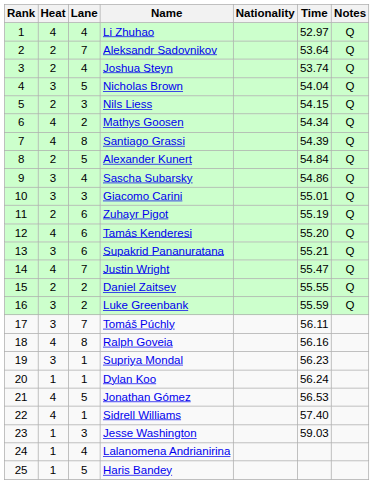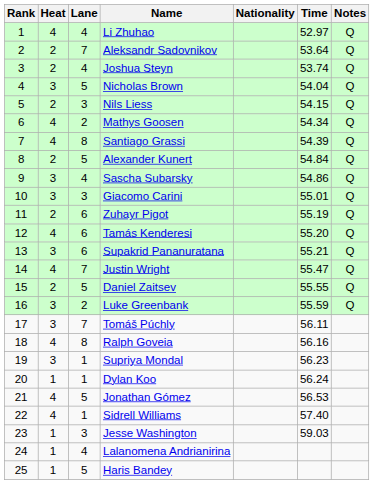(84, 287) 2 -> (84, 287) 5
